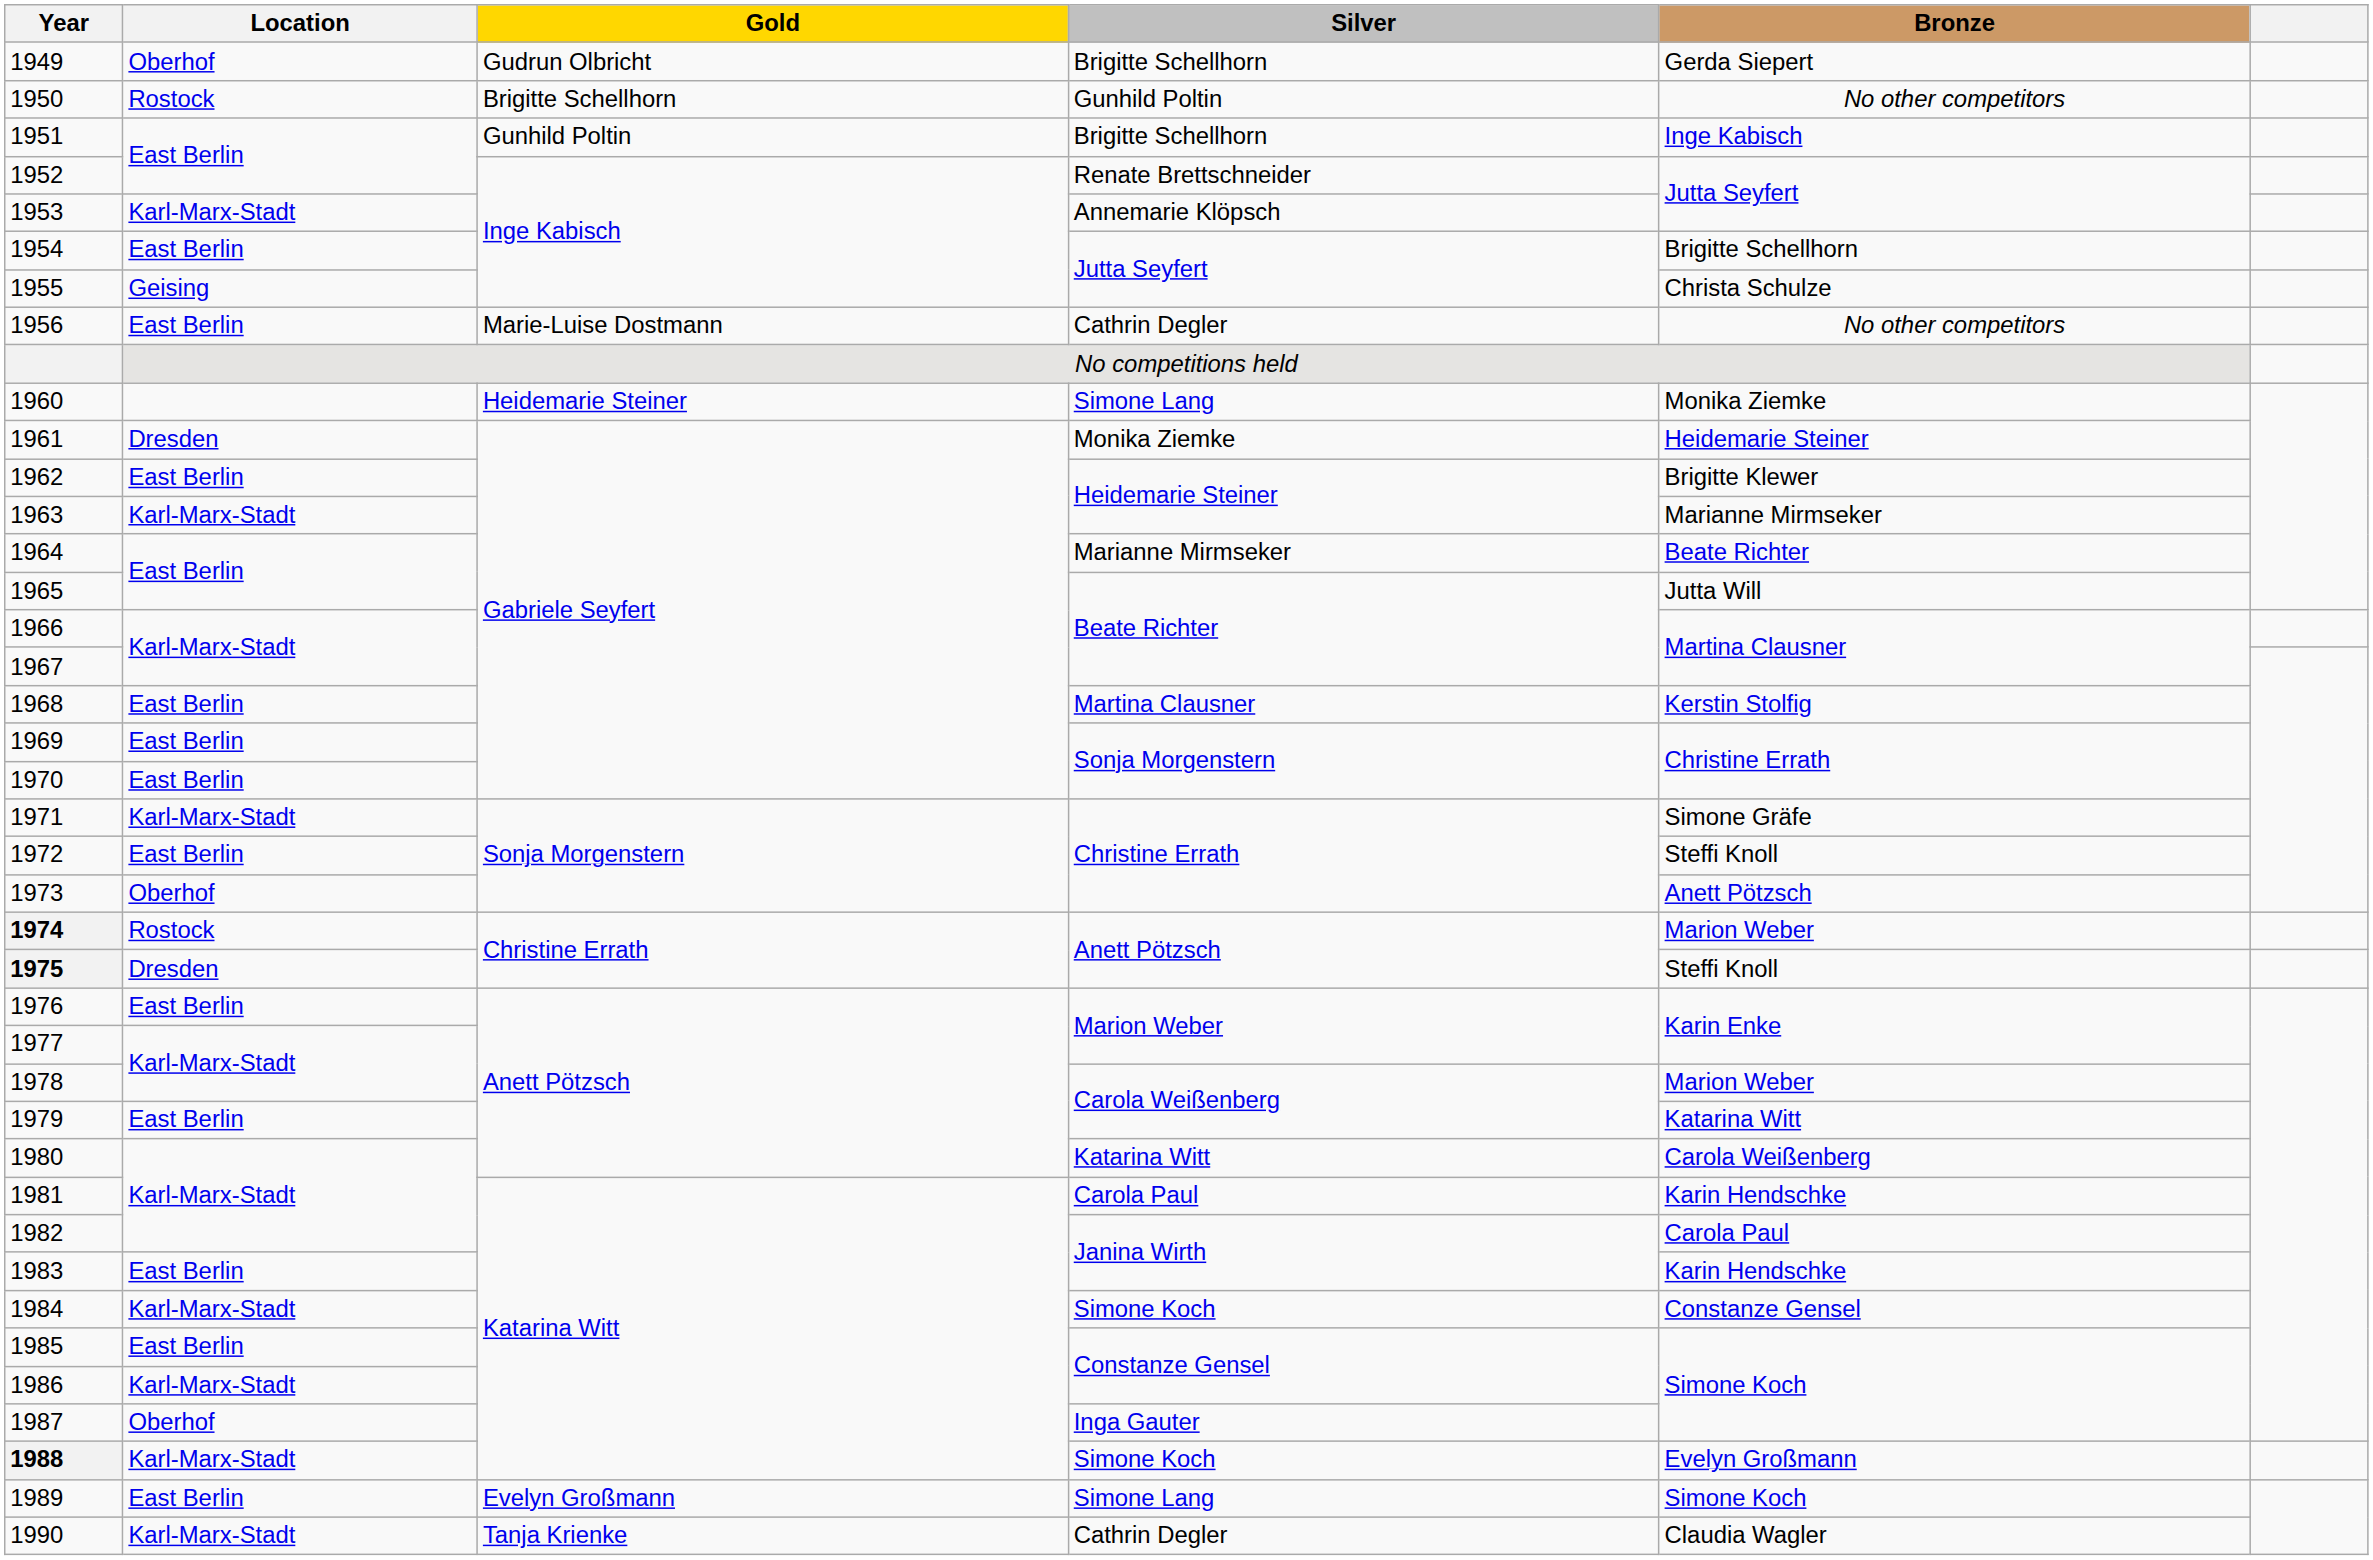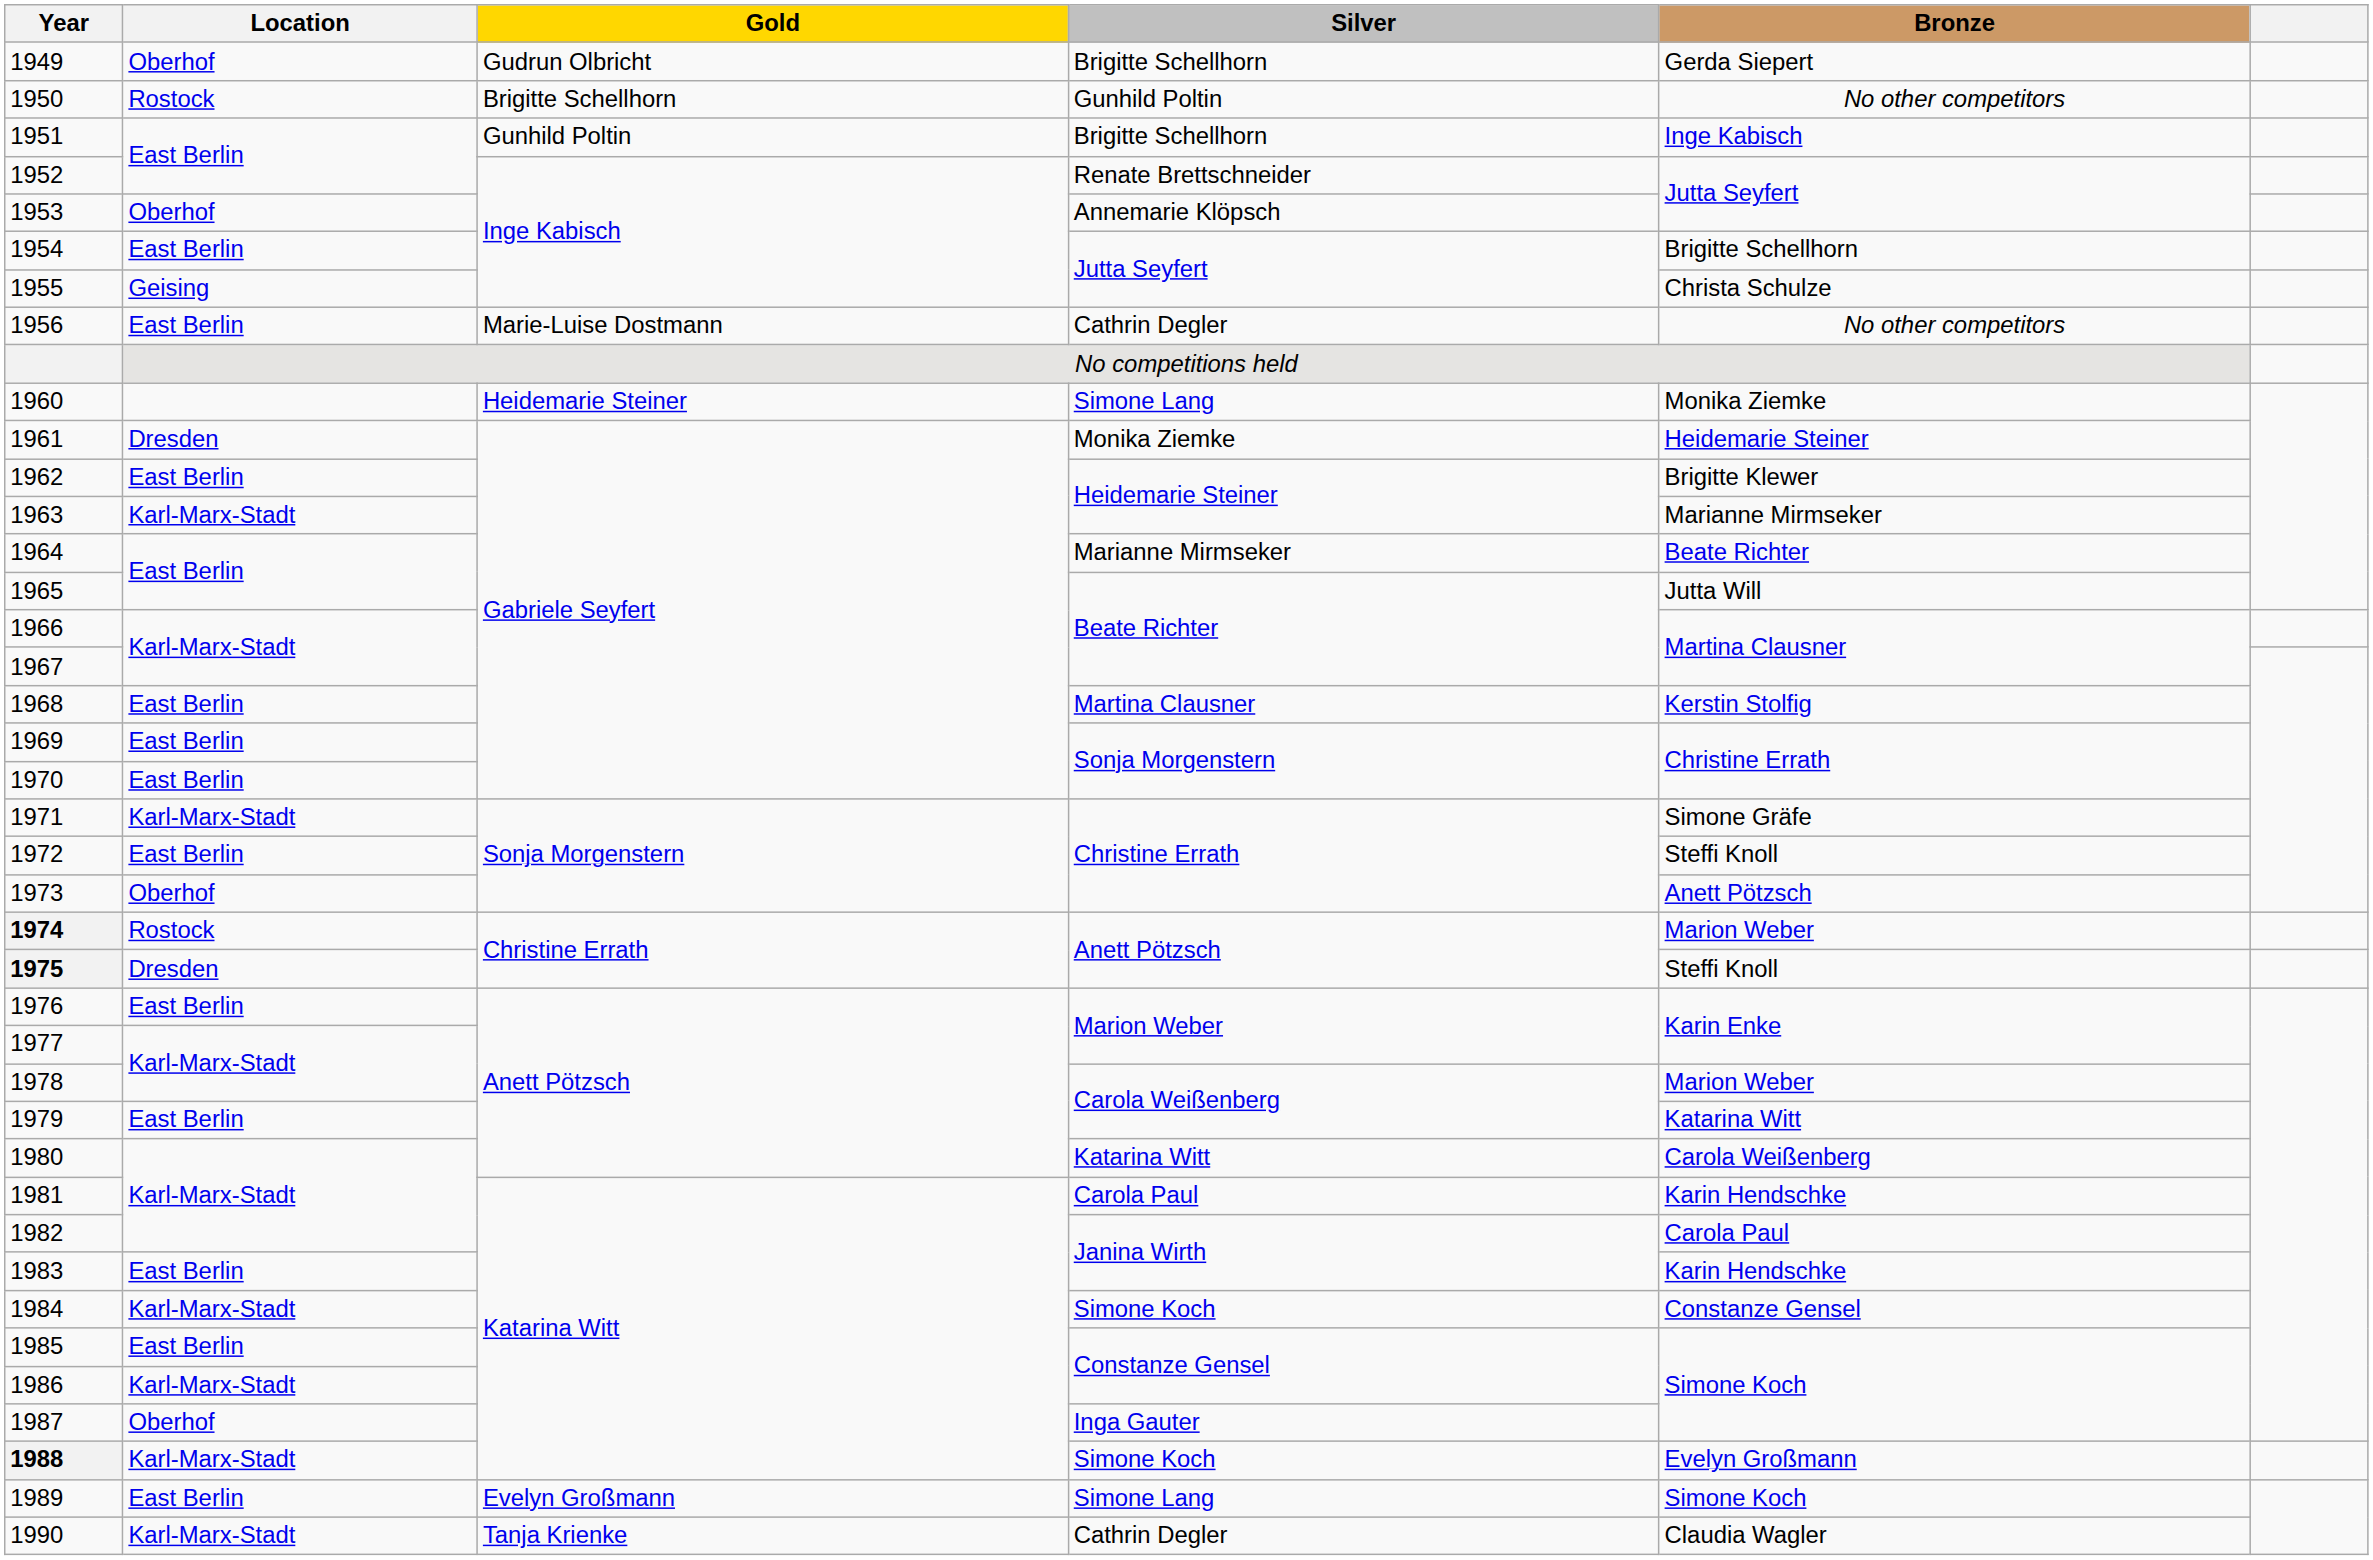(212, 212) Karl-Marx-Stadt -> (171, 212) Oberhof
